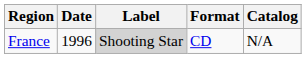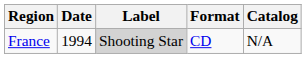(77, 41) 1996 -> (77, 41) 1994
